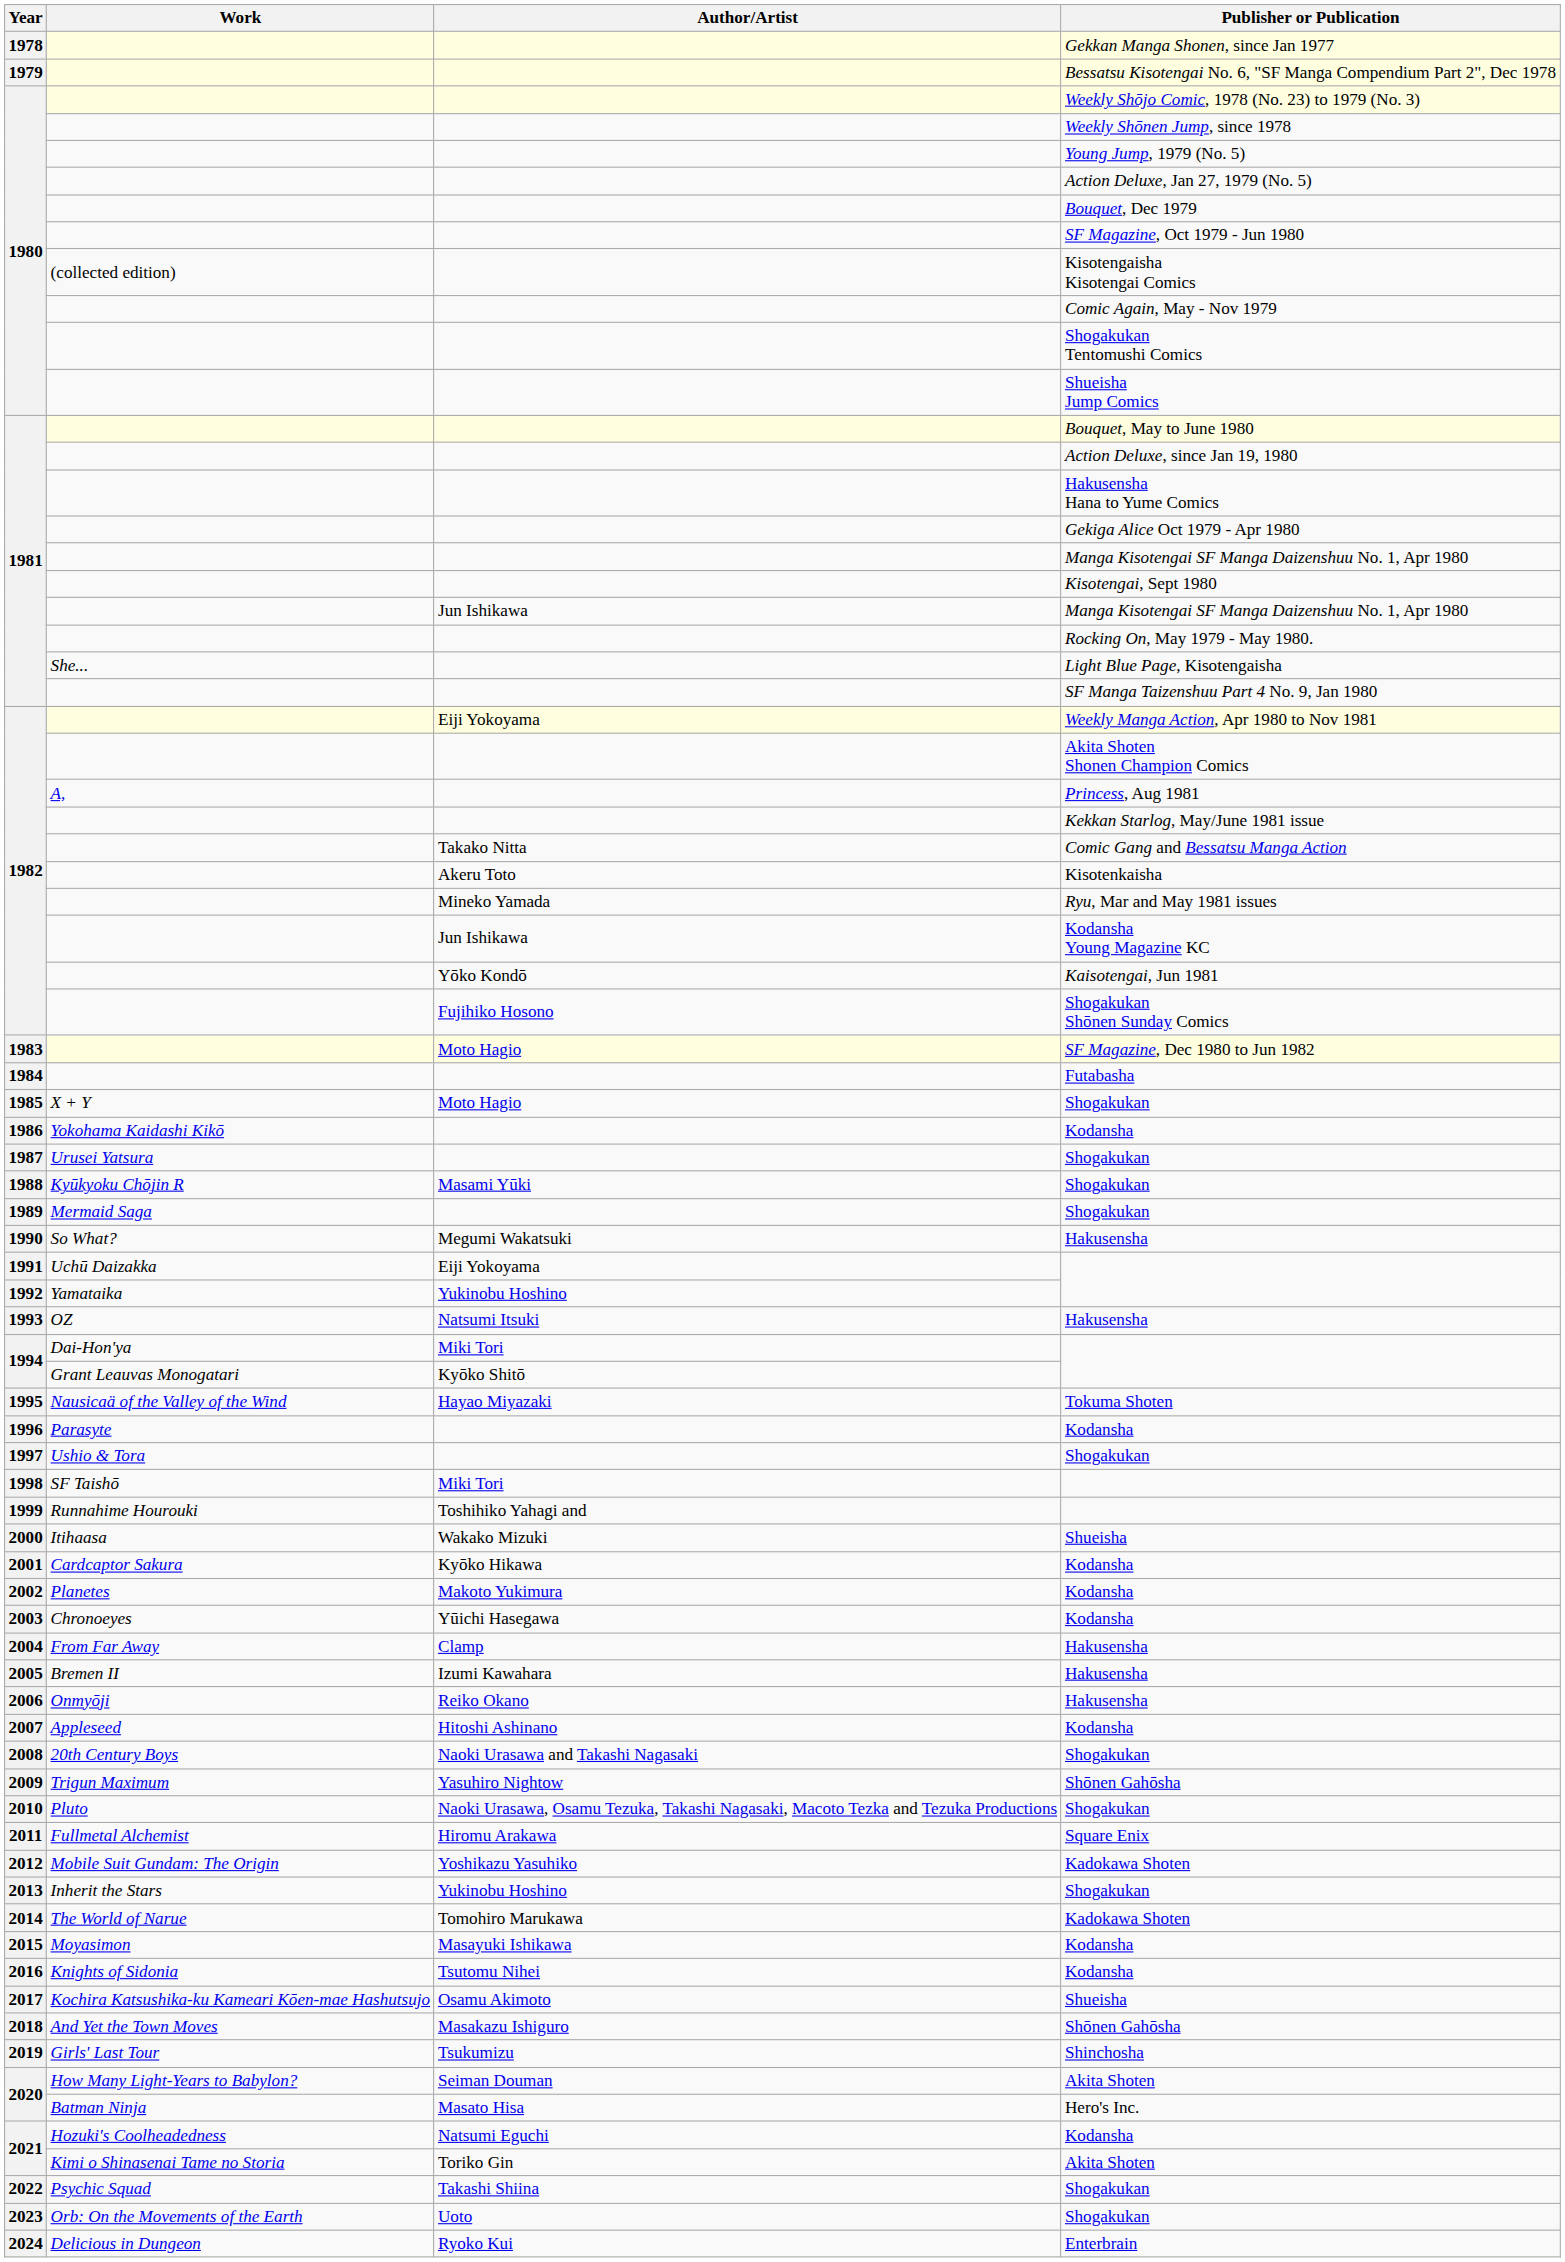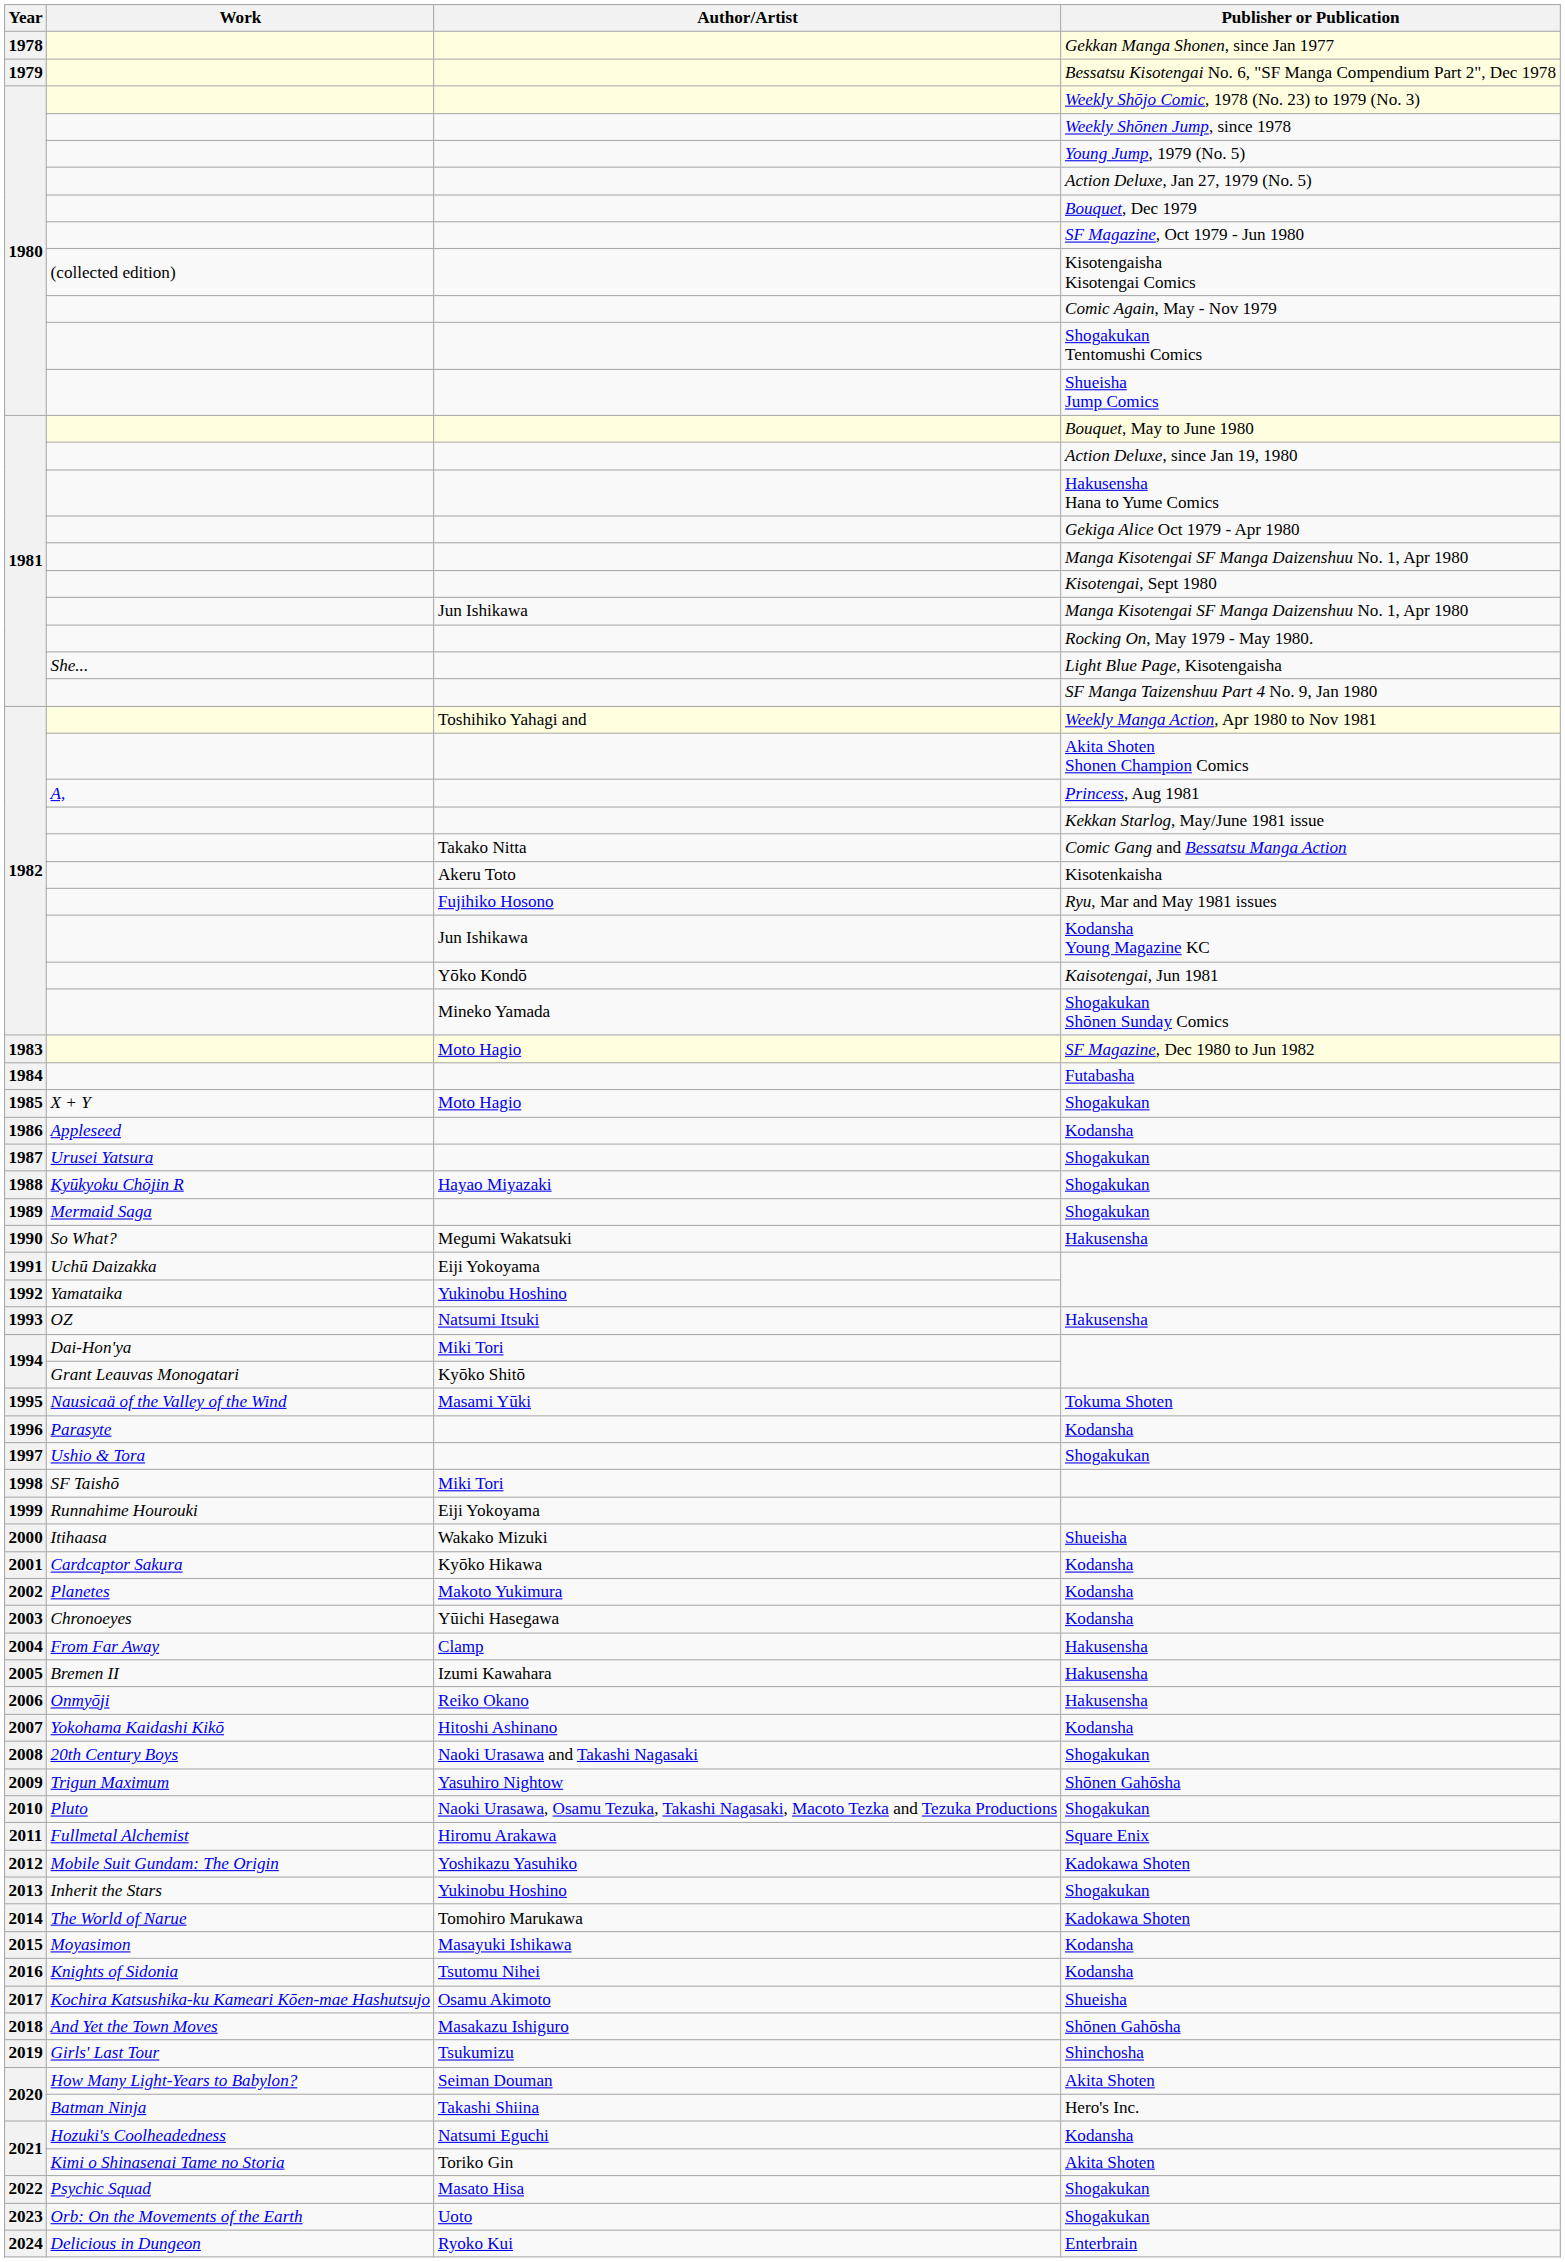(489, 719) Eiji Yokoyama -> (512, 719) Toshihiko Yahagi and
(494, 901) Mineko Yamada -> (496, 901) Fujihiko Hosono
(496, 1012) Fujihiko Hosono -> (494, 1012) Mineko Yamada
(137, 1130) Yokohama Kaidashi Kikō -> (86, 1130) Appleseed
(485, 1184) Masami Yūki -> (495, 1184) Hayao Miyazaki
(495, 1401) Hayao Miyazaki -> (485, 1401) Masami Yūki
(512, 1510) Toshihiko Yahagi and -> (489, 1510) Eiji Yokoyama
(86, 1727) Appleseed -> (137, 1727) Yokohama Kaidashi Kikō
(481, 2107) Masato Hisa -> (489, 2107) Takashi Shiina
(489, 2189) Takashi Shiina -> (481, 2189) Masato Hisa
